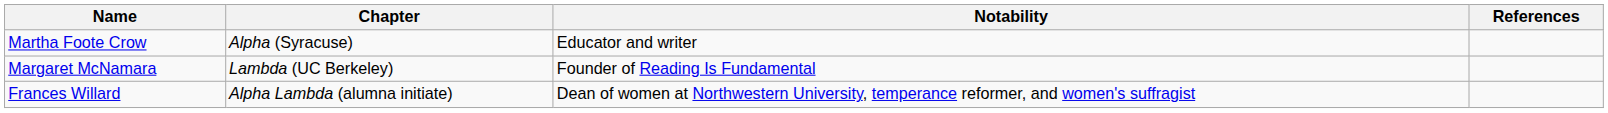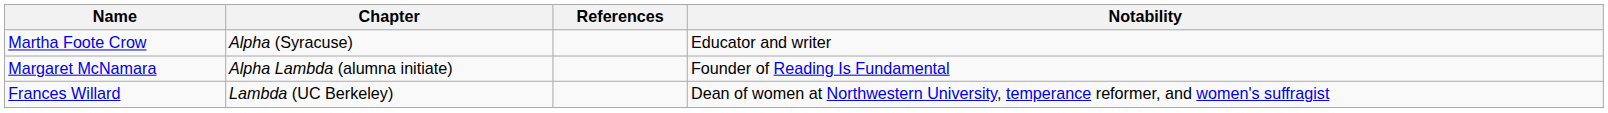columns swapped: (1011, 17) <-> (1536, 17)
(311, 68) Lambda (UC Berkeley) -> (341, 68) Alpha Lambda (alumna initiate)
(341, 94) Alpha Lambda (alumna initiate) -> (311, 94) Lambda (UC Berkeley)
